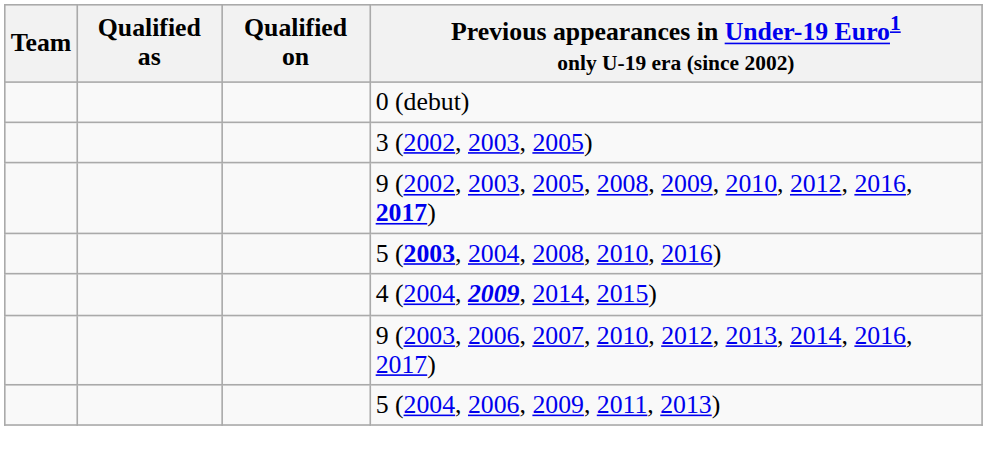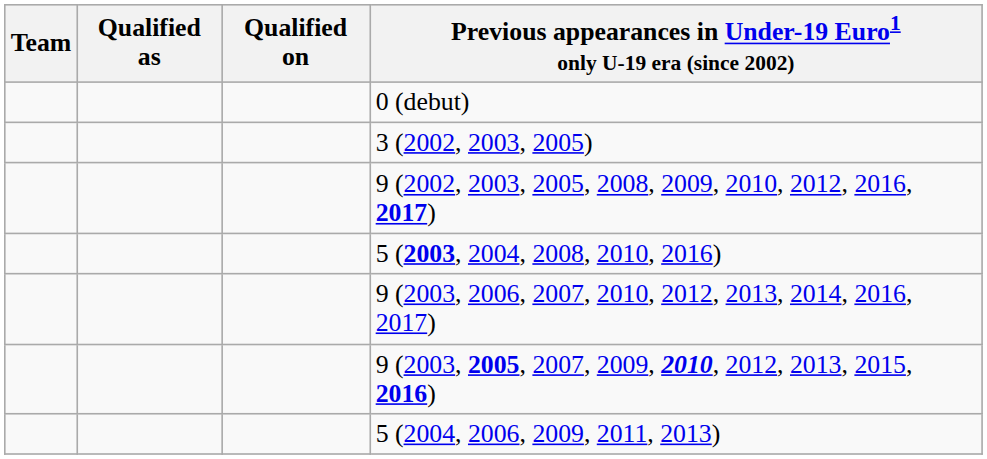- row: (516, 294)
+ row: (644, 378)
